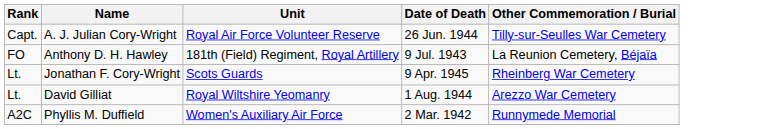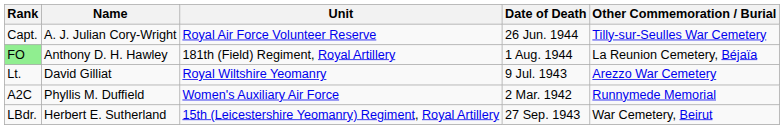(16, 54) no background -> (16, 54) lightgreen background
(436, 54) 9 Jul. 1943 -> (539, 54) 1 Aug. 1944
- row: (112, 74)
(438, 94) 1 Aug. 1944 -> (536, 74) 9 Jul. 1943
+ row: (105, 114)
